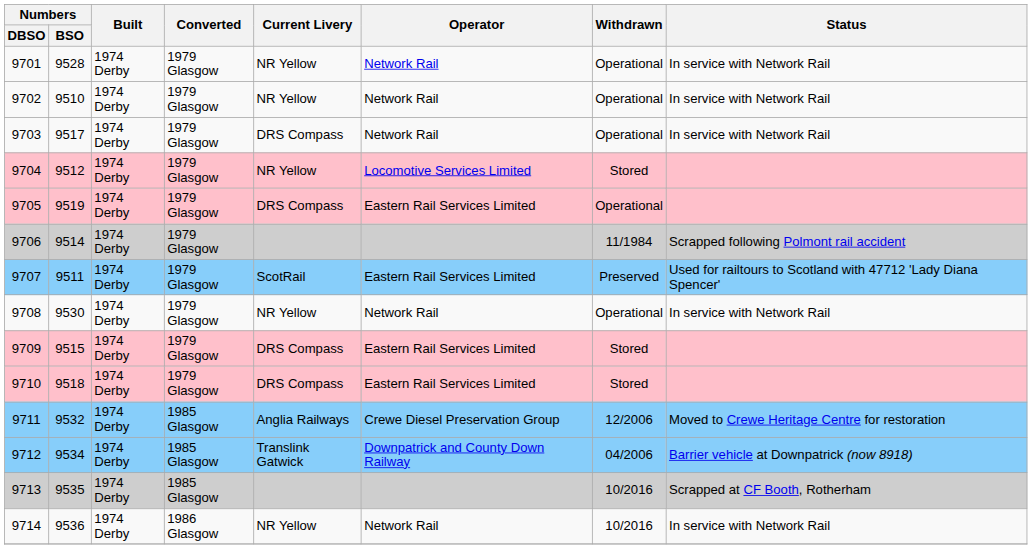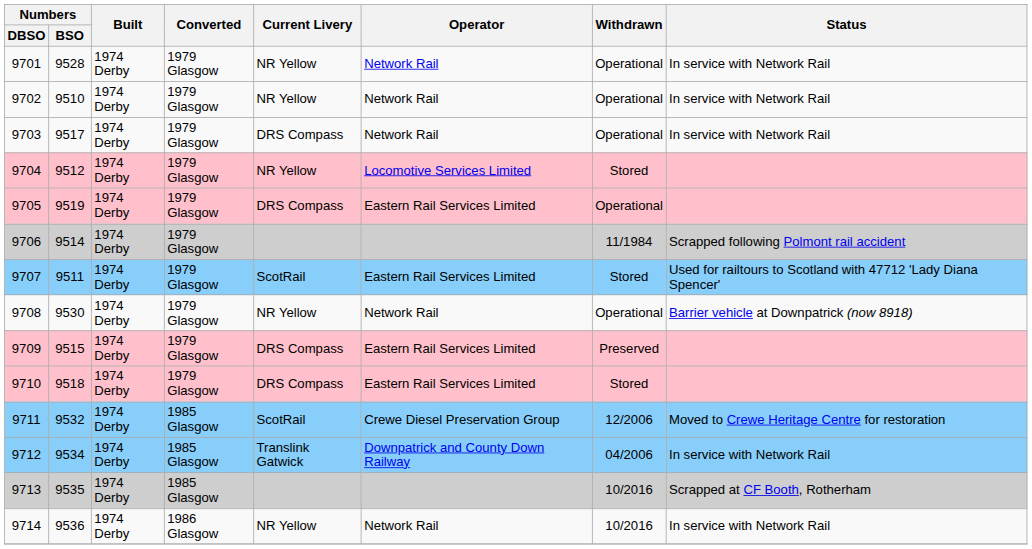(629, 277) Preserved -> (629, 277) Stored
(750, 312) In service with Network Rail -> (791, 312) Barrier vehicle at Downpatrick (now 8918)
(629, 348) Stored -> (629, 348) Preserved
(303, 419) Anglia Railways -> (281, 419) ScotRail
(791, 455) Barrier vehicle at Downpatrick (now 8918) -> (750, 455) In service with Network Rail
